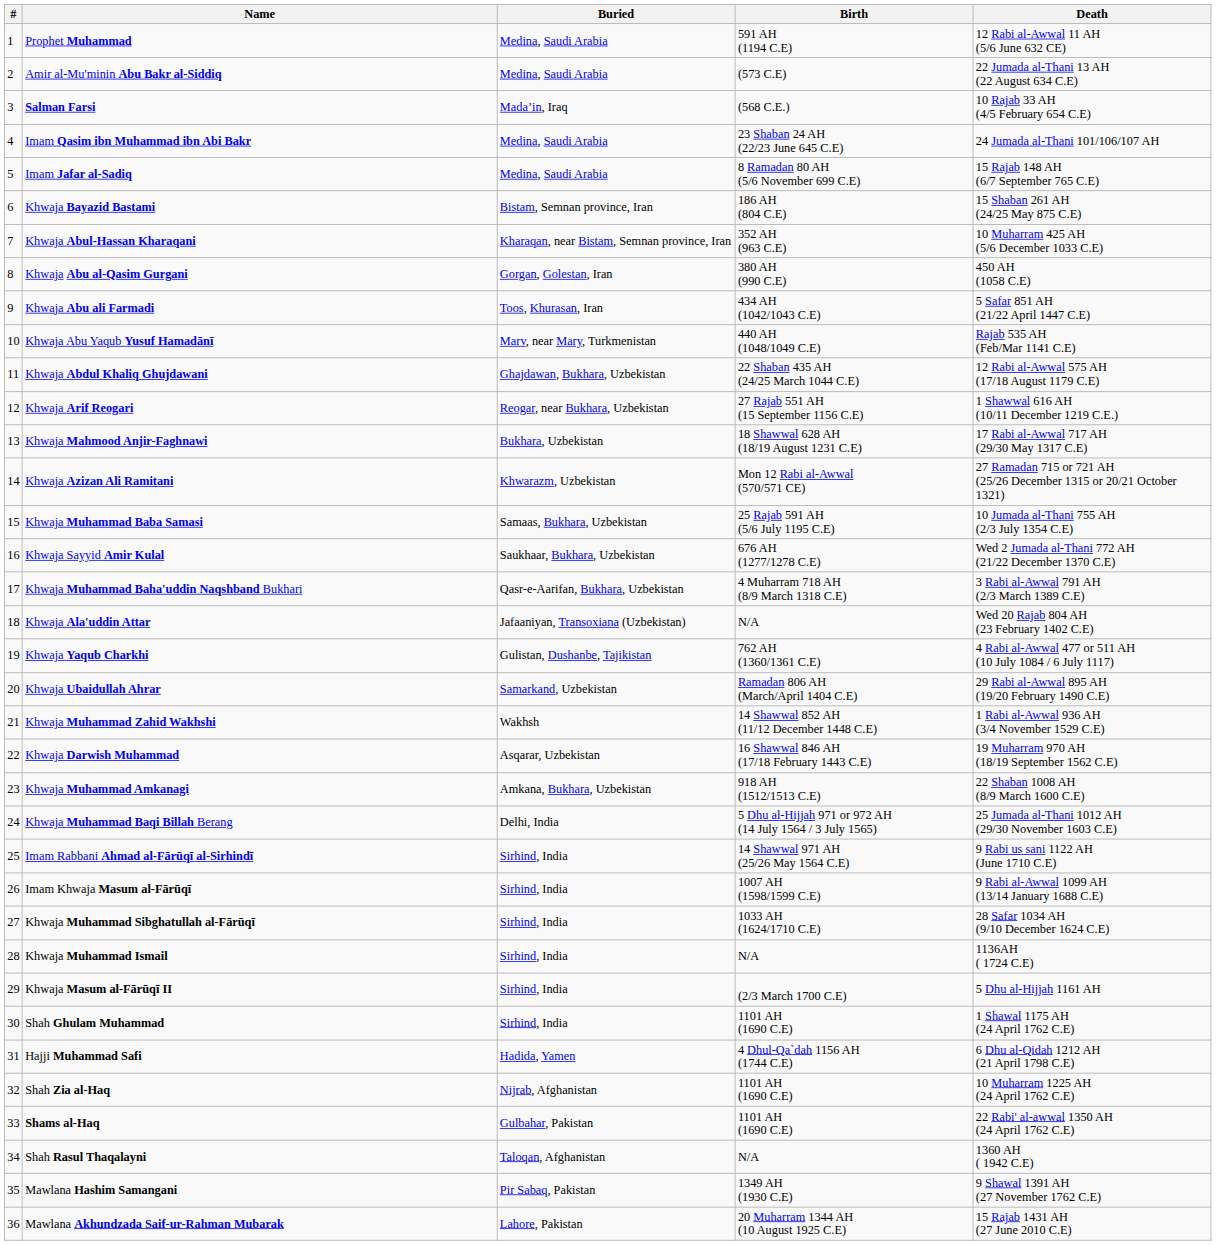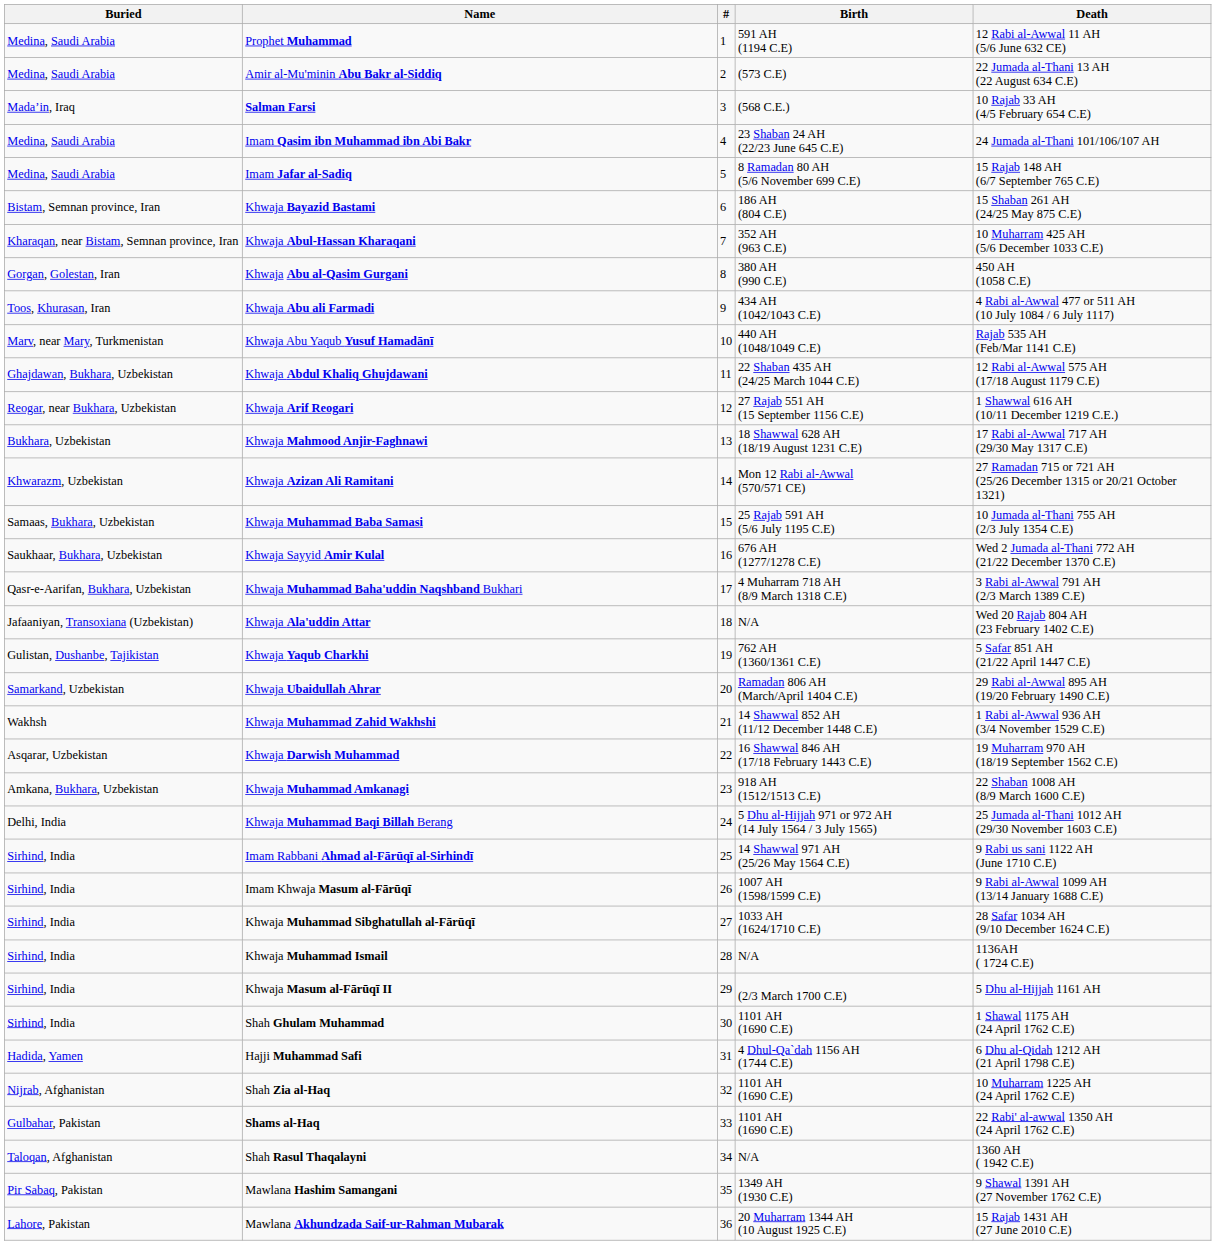columns swapped: (13, 14) <-> (616, 14)
(1033, 307) 5 Safar 851 AH (21/22 April 1447 C.E) -> (1055, 307) 4 Rabi al-Awwal 477 or 511 AH (10 July 1084 / 6 July 1117)
(1055, 655) 4 Rabi al-Awwal 477 or 511 AH (10 July 1084 / 6 July 1117) -> (1033, 655) 5 Safar 851 AH (21/22 April 1447 C.E)
